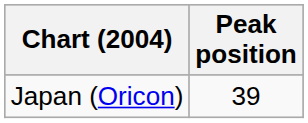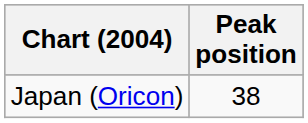(246, 95) 39 -> (246, 95) 38
